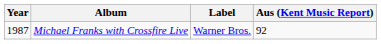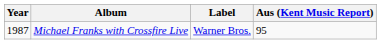(261, 30) 92 -> (261, 30) 95
